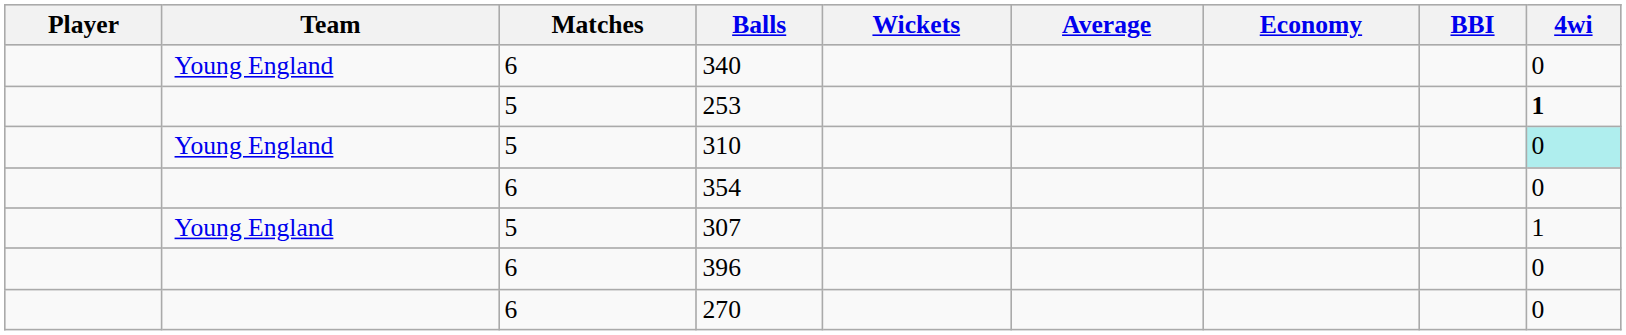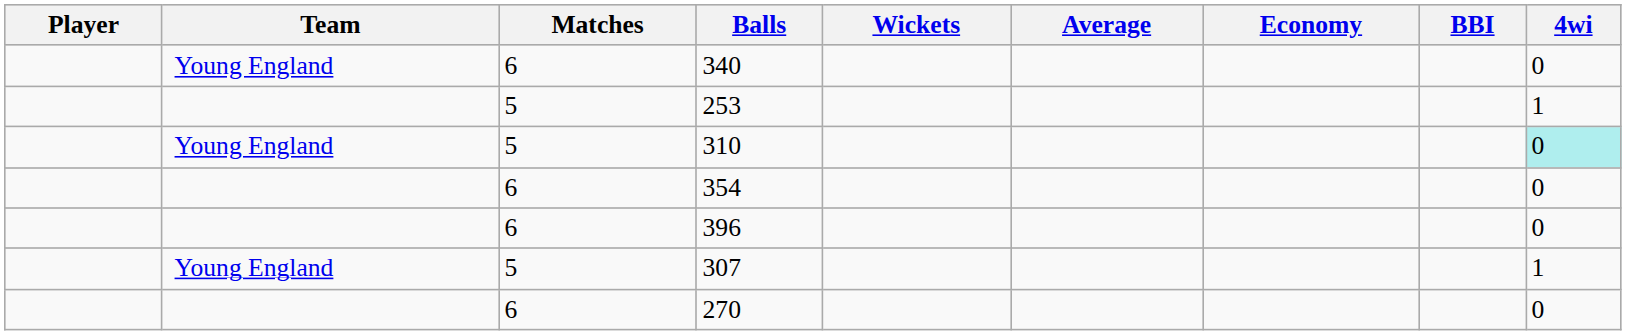(1538, 106) bold -> (1538, 106) normal
rows swapped: (722, 227) <-> (722, 268)
